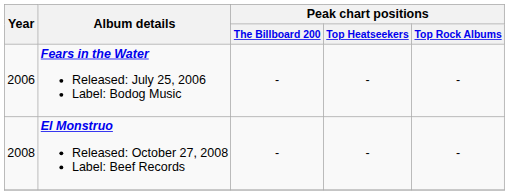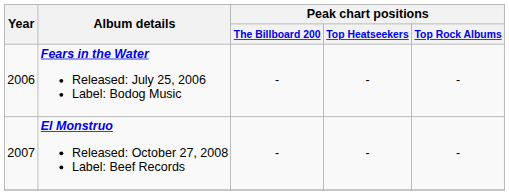(21, 153) 2008 -> (21, 153) 2007
